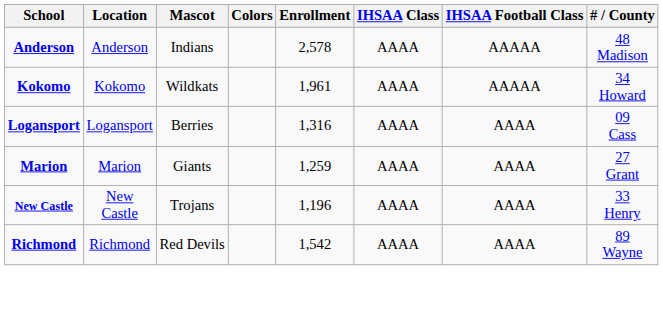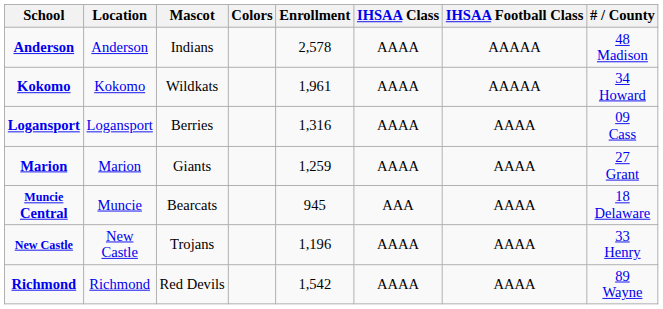+ row: (44, 205)
